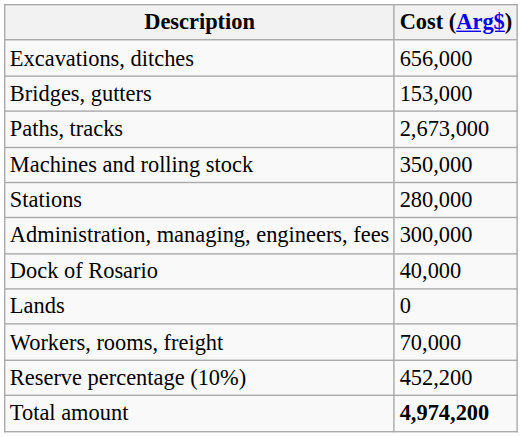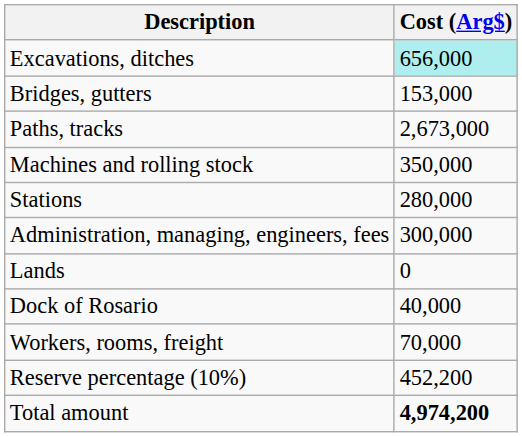(436, 57) no background -> (436, 57) paleturquoise background
rows swapped: (84, 270) <-> (37, 306)
